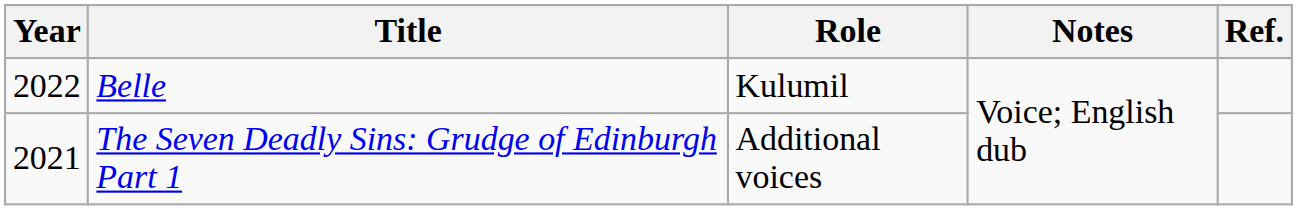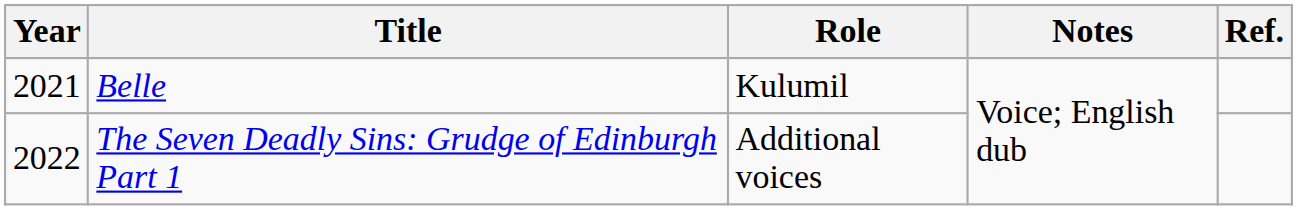(47, 85) 2022 -> (47, 85) 2021
(47, 158) 2021 -> (47, 158) 2022
